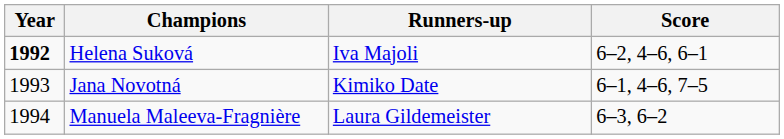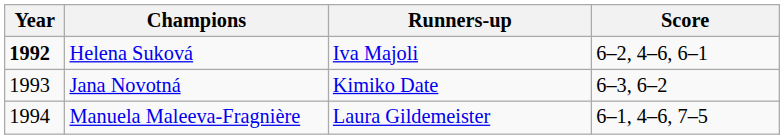(652, 85) 6–1, 4–6, 7–5 -> (632, 85) 6–3, 6–2
(632, 117) 6–3, 6–2 -> (652, 117) 6–1, 4–6, 7–5
